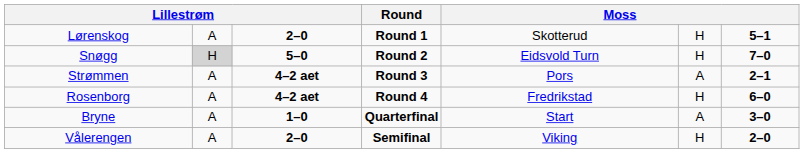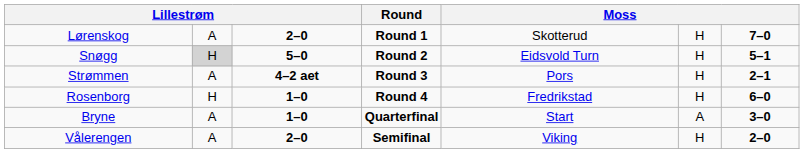(760, 35) 5–1 -> (760, 35) 7–0
(760, 55) 7–0 -> (760, 55) 5–1
(700, 76) A -> (700, 76) H
(212, 96) A -> (212, 96) H
(297, 96) 4–2 aet -> (297, 96) 1–0
